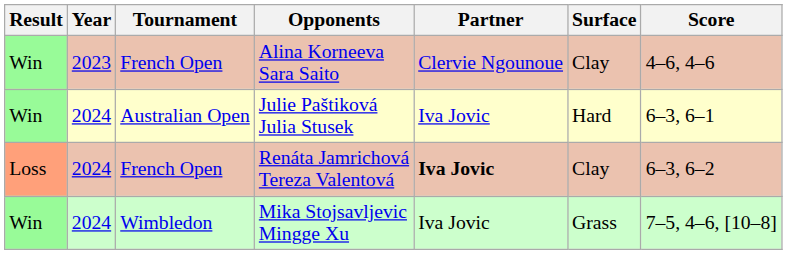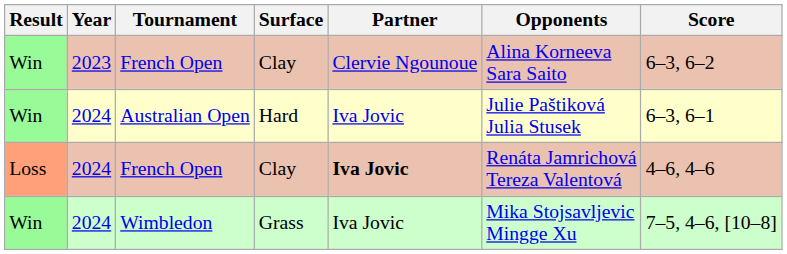columns swapped: (604, 20) <-> (334, 20)
(680, 62) 4–6, 4–6 -> (680, 62) 6–3, 6–2
(680, 169) 6–3, 6–2 -> (680, 169) 4–6, 4–6
